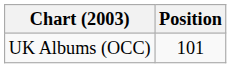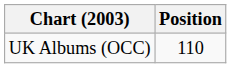(190, 47) 101 -> (190, 47) 110
